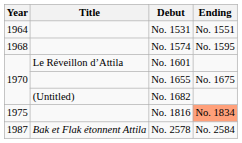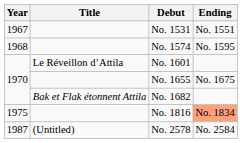(17, 29) 1964 -> (17, 29) 1967
(54, 96) (Untitled) -> (90, 96) Bak et Flak étonnent Attila
(90, 130) Bak et Flak étonnent Attila -> (54, 130) (Untitled)
